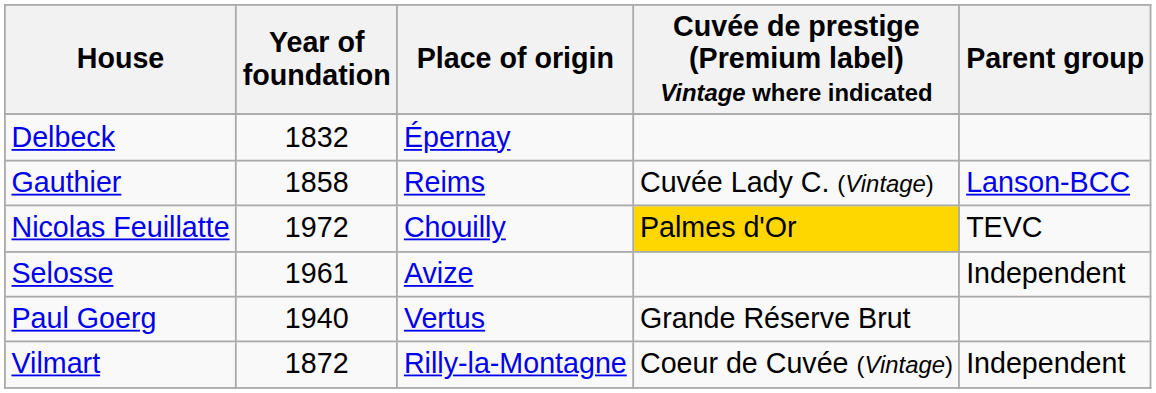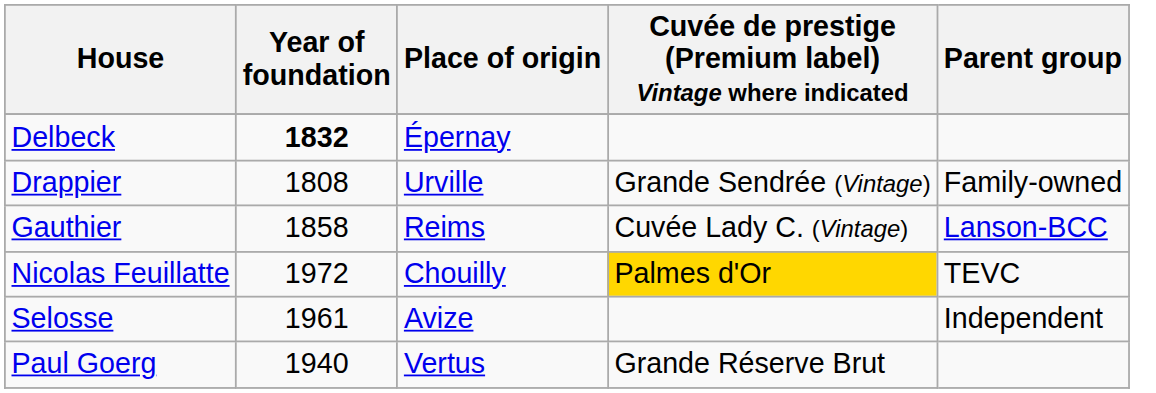(317, 137) normal -> (317, 137) bold
+ row: (66, 182)
- row: (56, 364)
